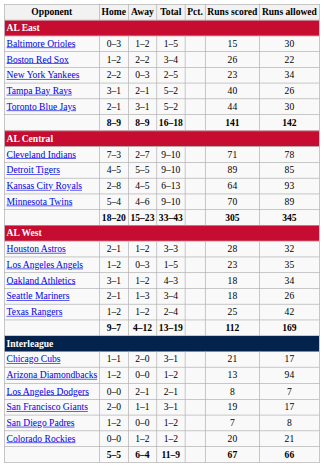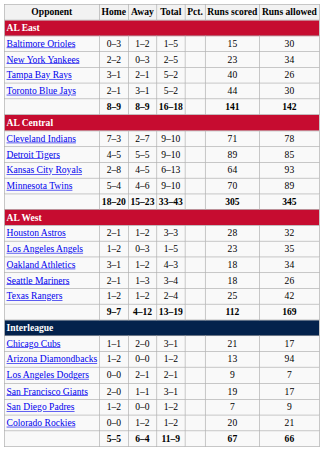- row: (38, 59)
(232, 391) 8 -> (232, 375) 9
(289, 423) 8 -> (289, 407) 9
